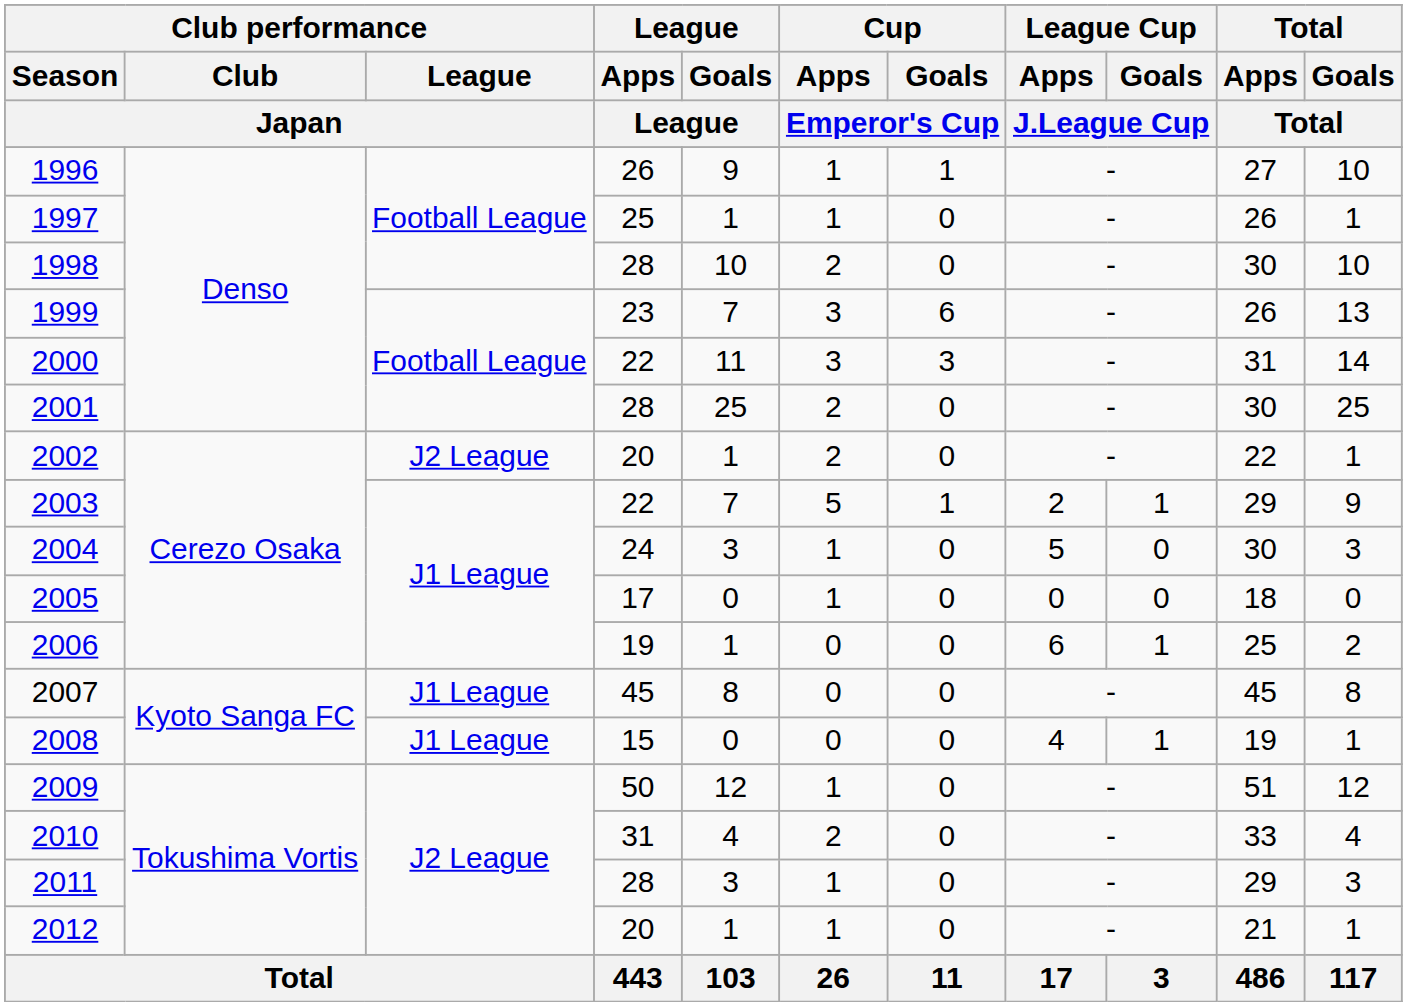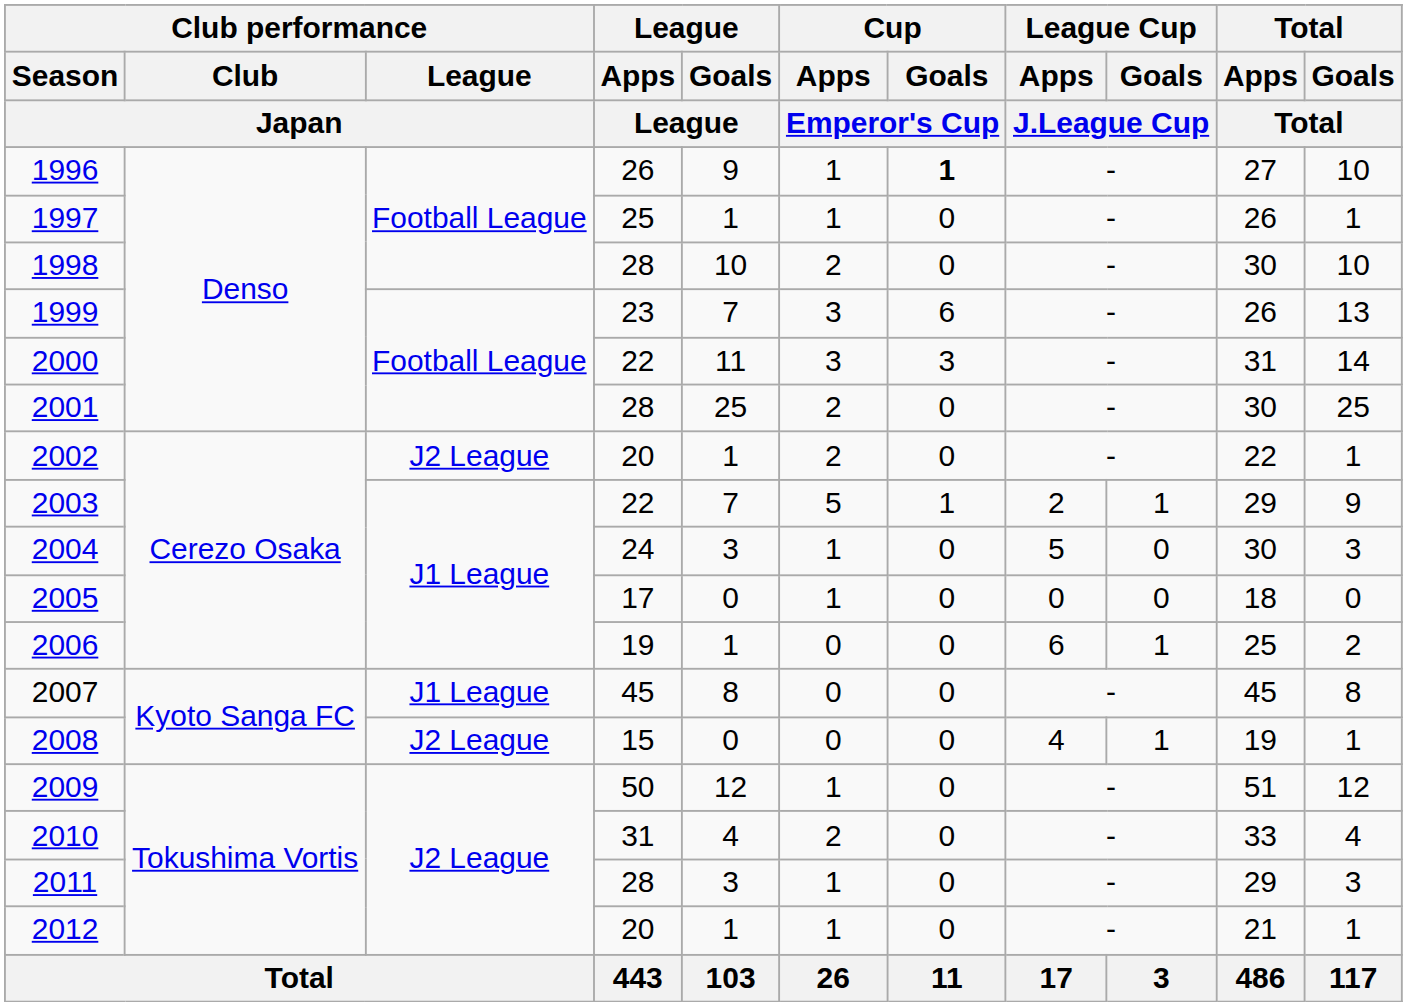(947, 170) normal -> (947, 170) bold
(479, 739) J1 League -> (479, 739) J2 League
